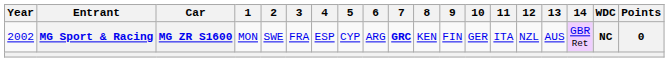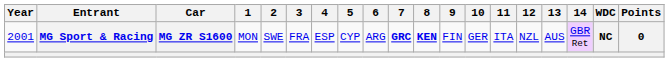(21, 37) 2002 -> (21, 37) 2001
(427, 37) normal -> (427, 37) bold
